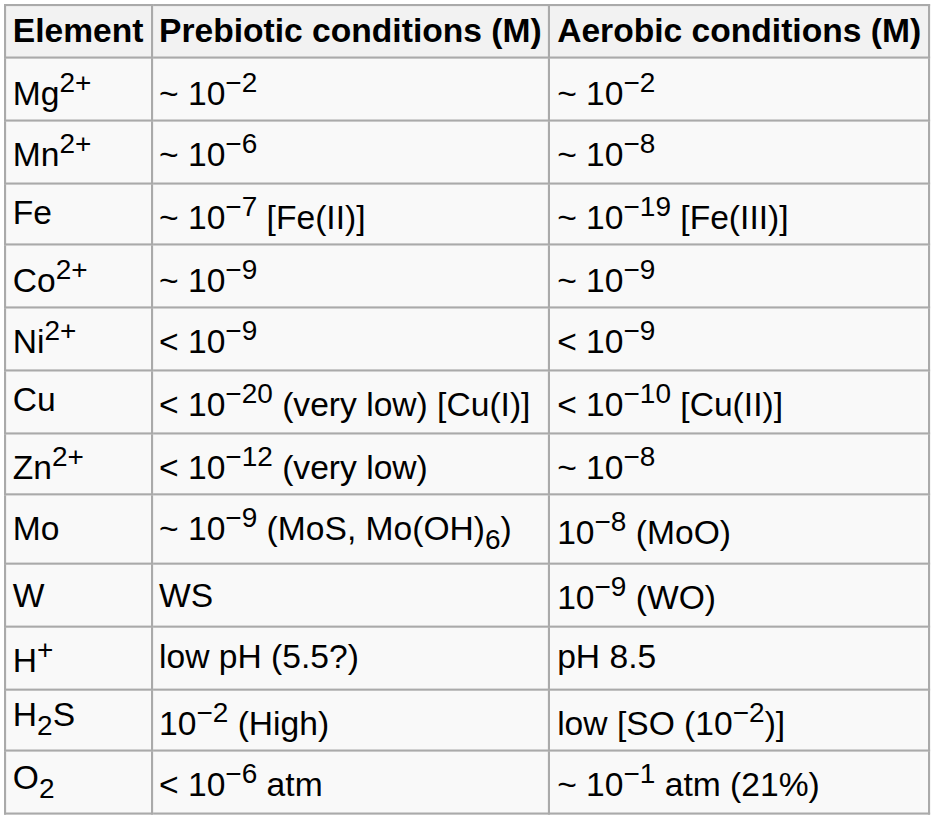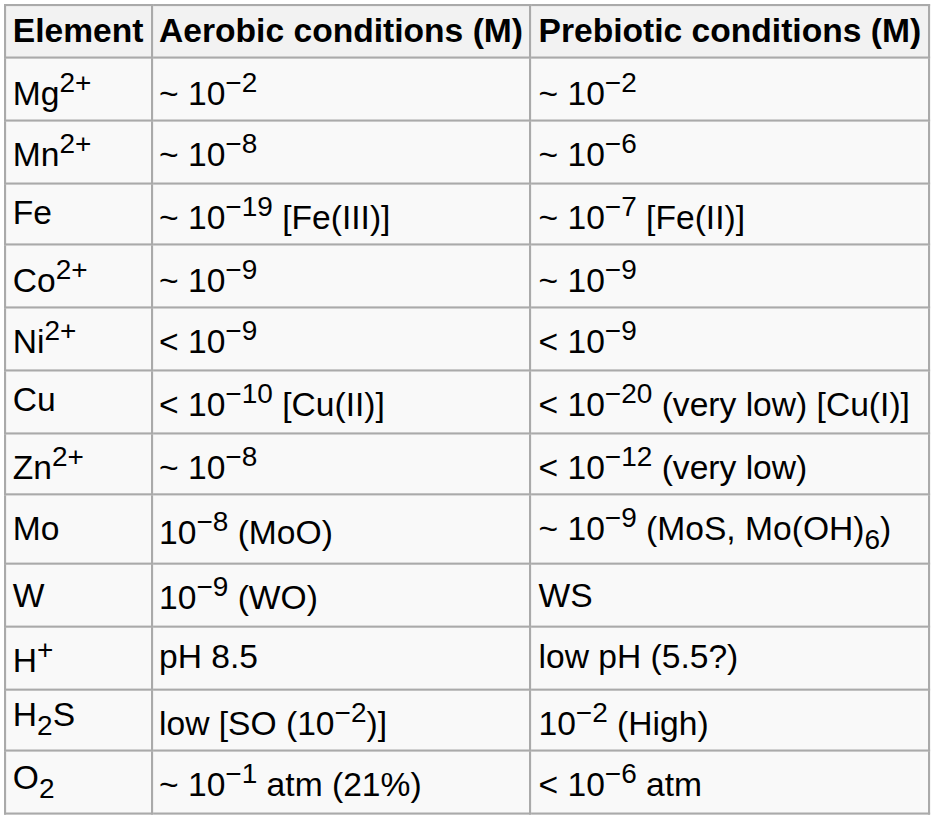columns swapped: (350, 31) <-> (739, 31)
